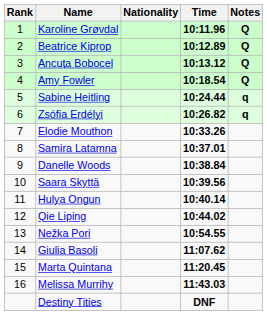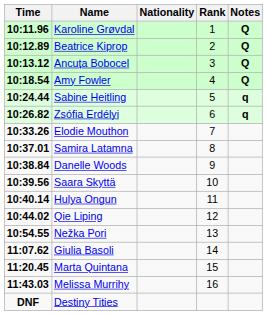columns swapped: (20, 13) <-> (204, 13)
